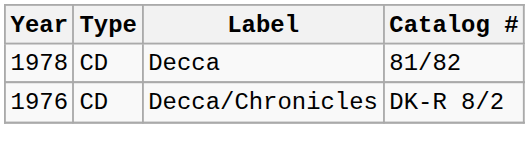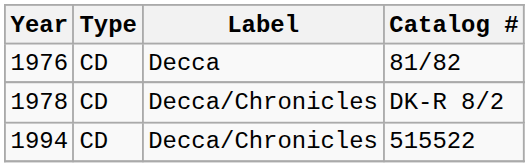(39, 63) 1978 -> (39, 63) 1976
(39, 102) 1976 -> (39, 102) 1978
+ row: (432, 141)
